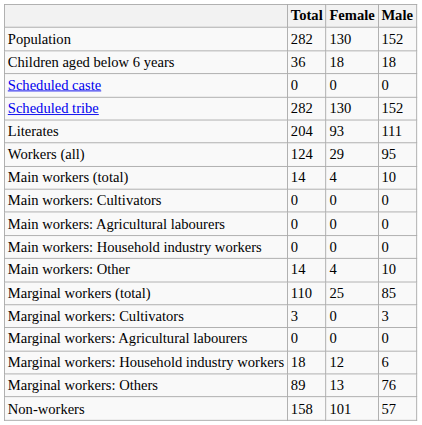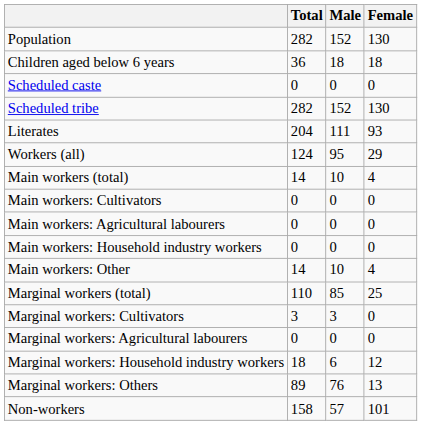columns swapped: (397, 16) <-> (352, 16)
